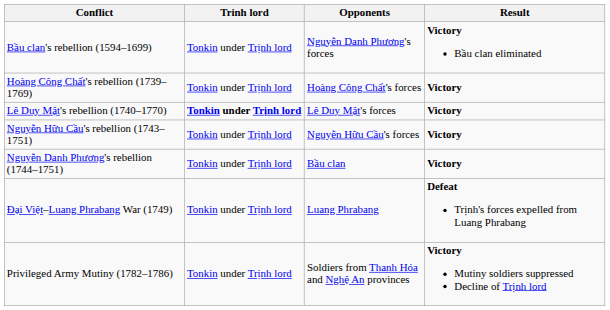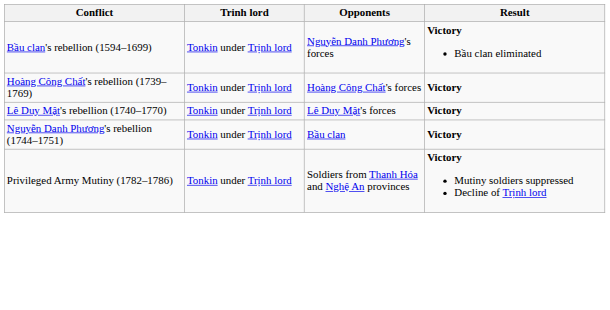(244, 111) bold -> (239, 111) normal
- row: (86, 134)
- row: (90, 210)
